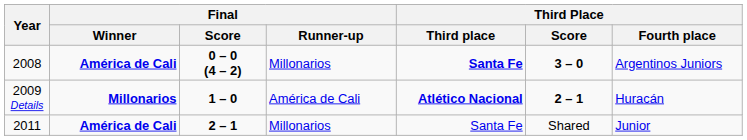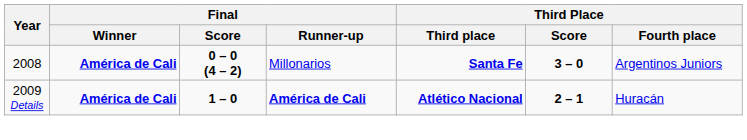(142, 98) Millonarios -> (128, 98) América de Cali
(315, 98) normal -> (317, 98) bold
- row: (27, 126)
